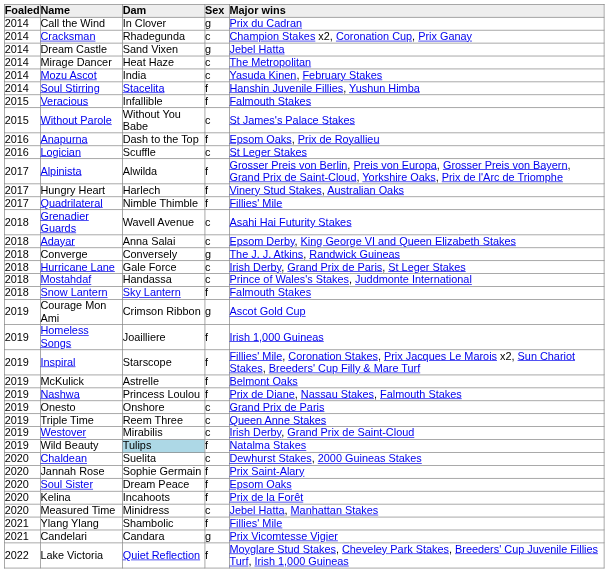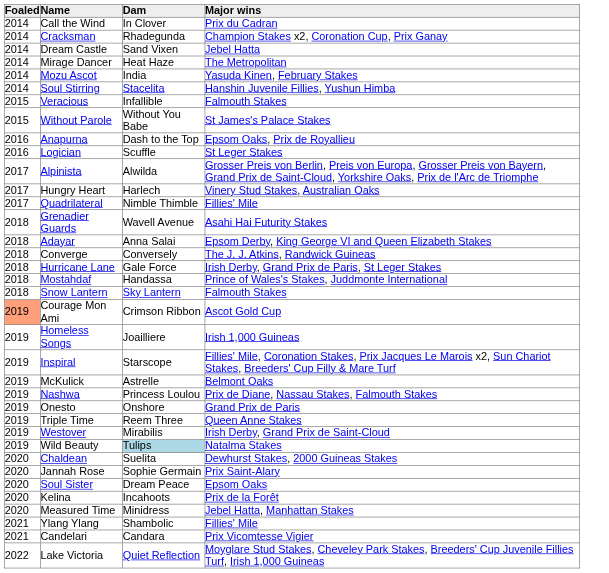- column: (215, 10)
(17, 312) no background -> (17, 312) lightsalmon background
